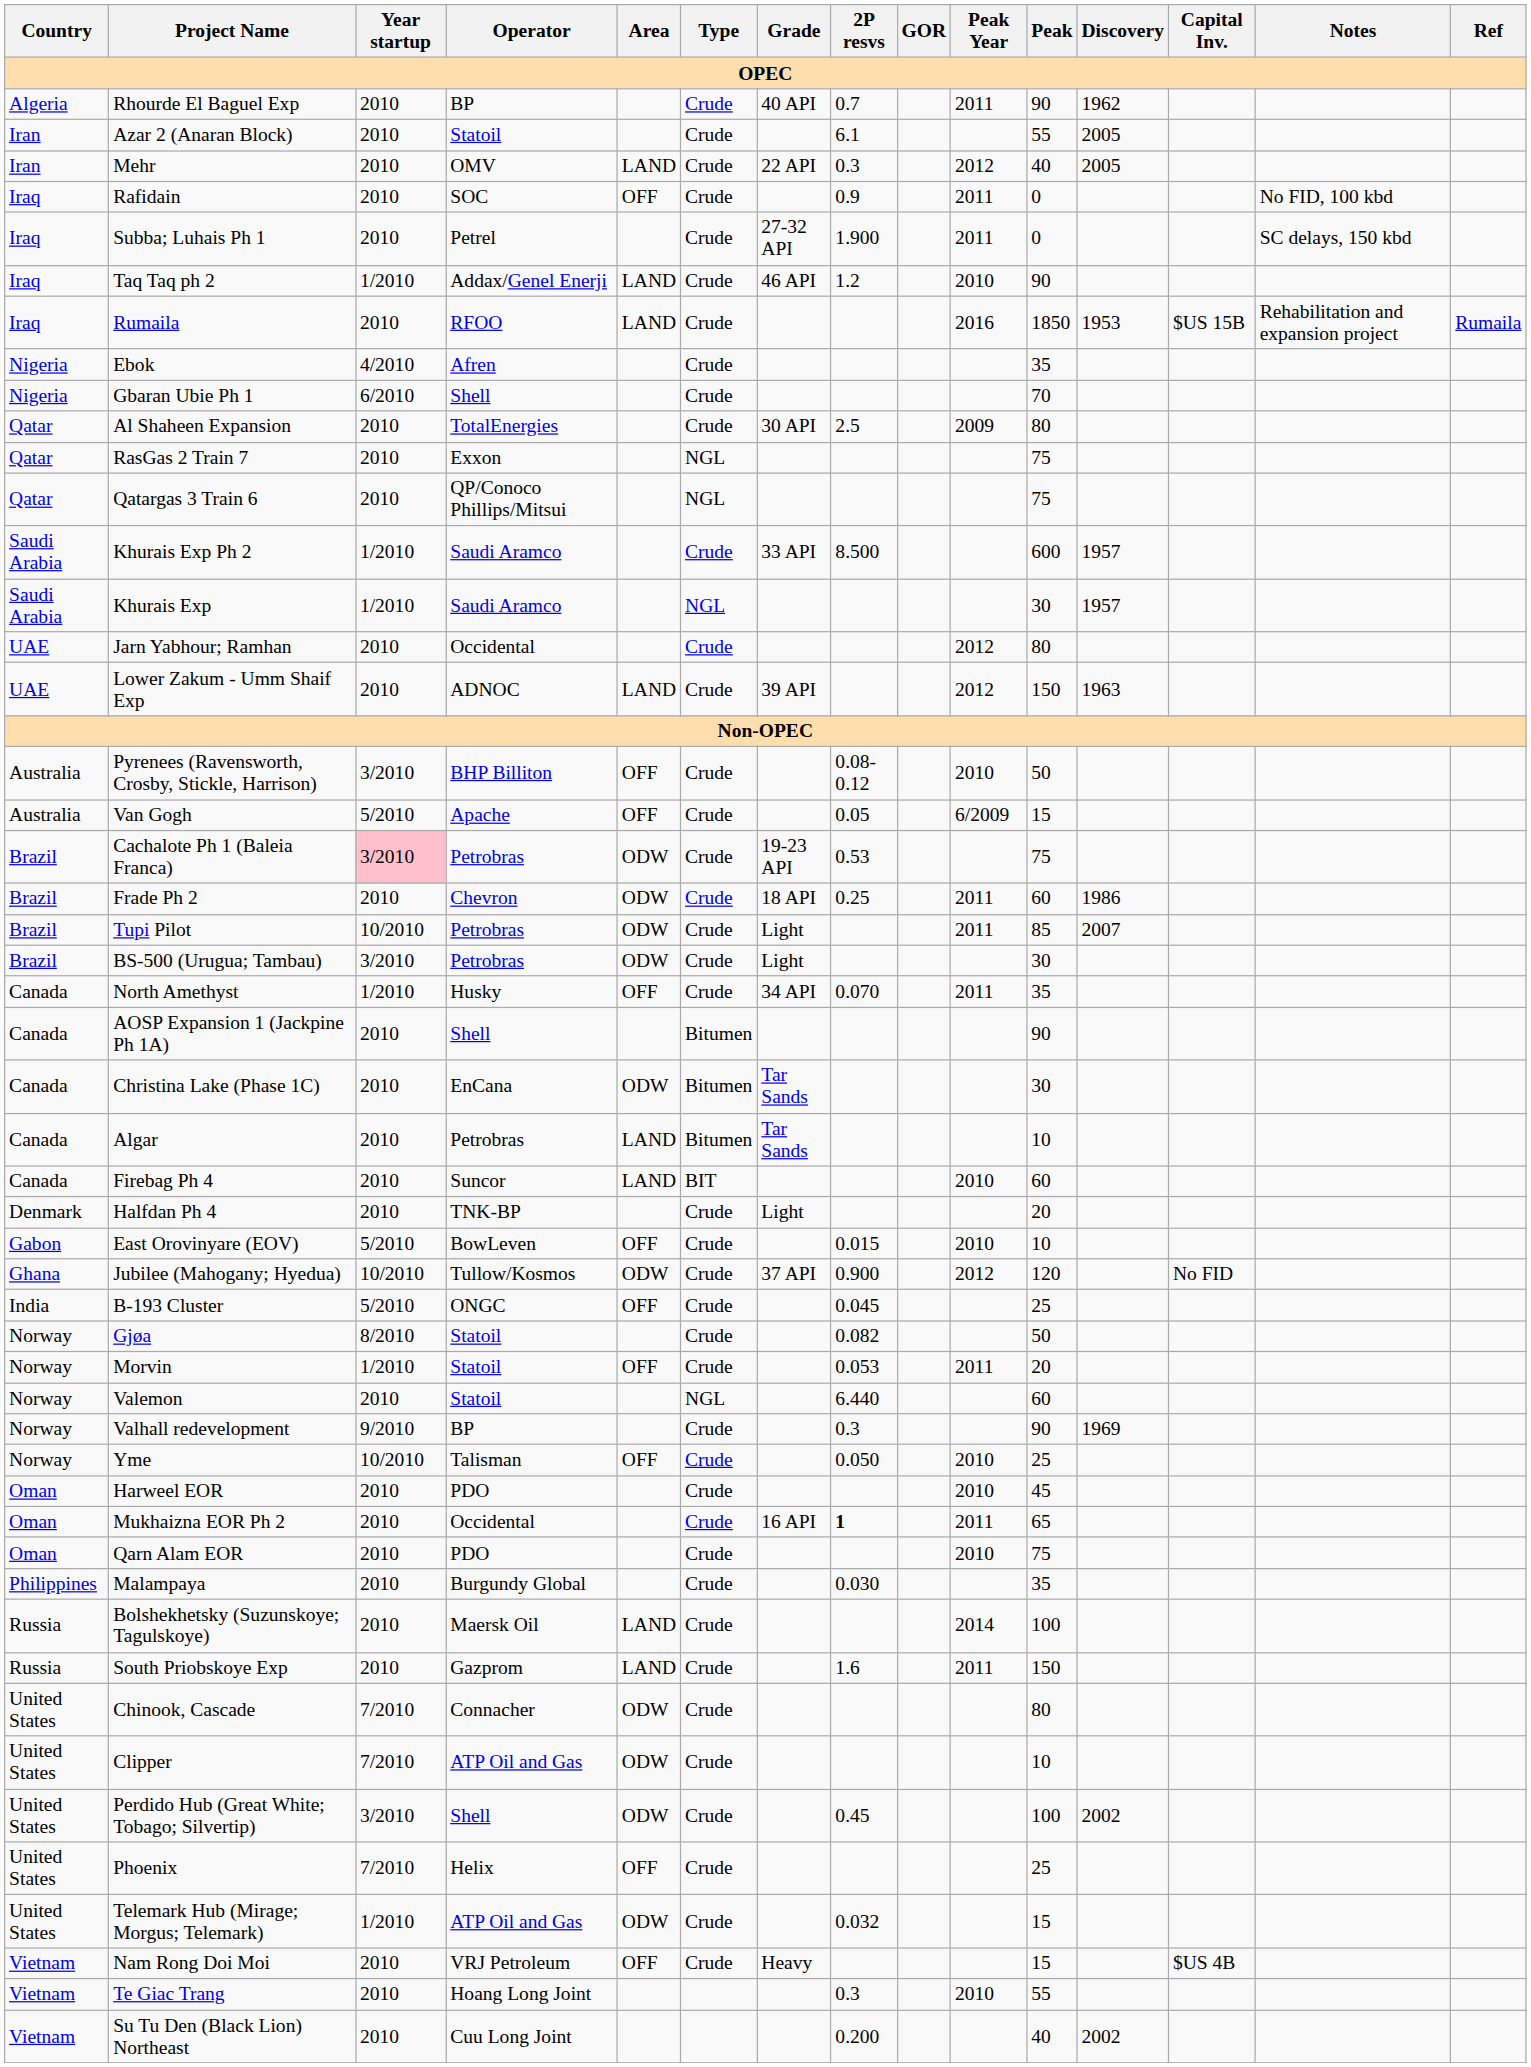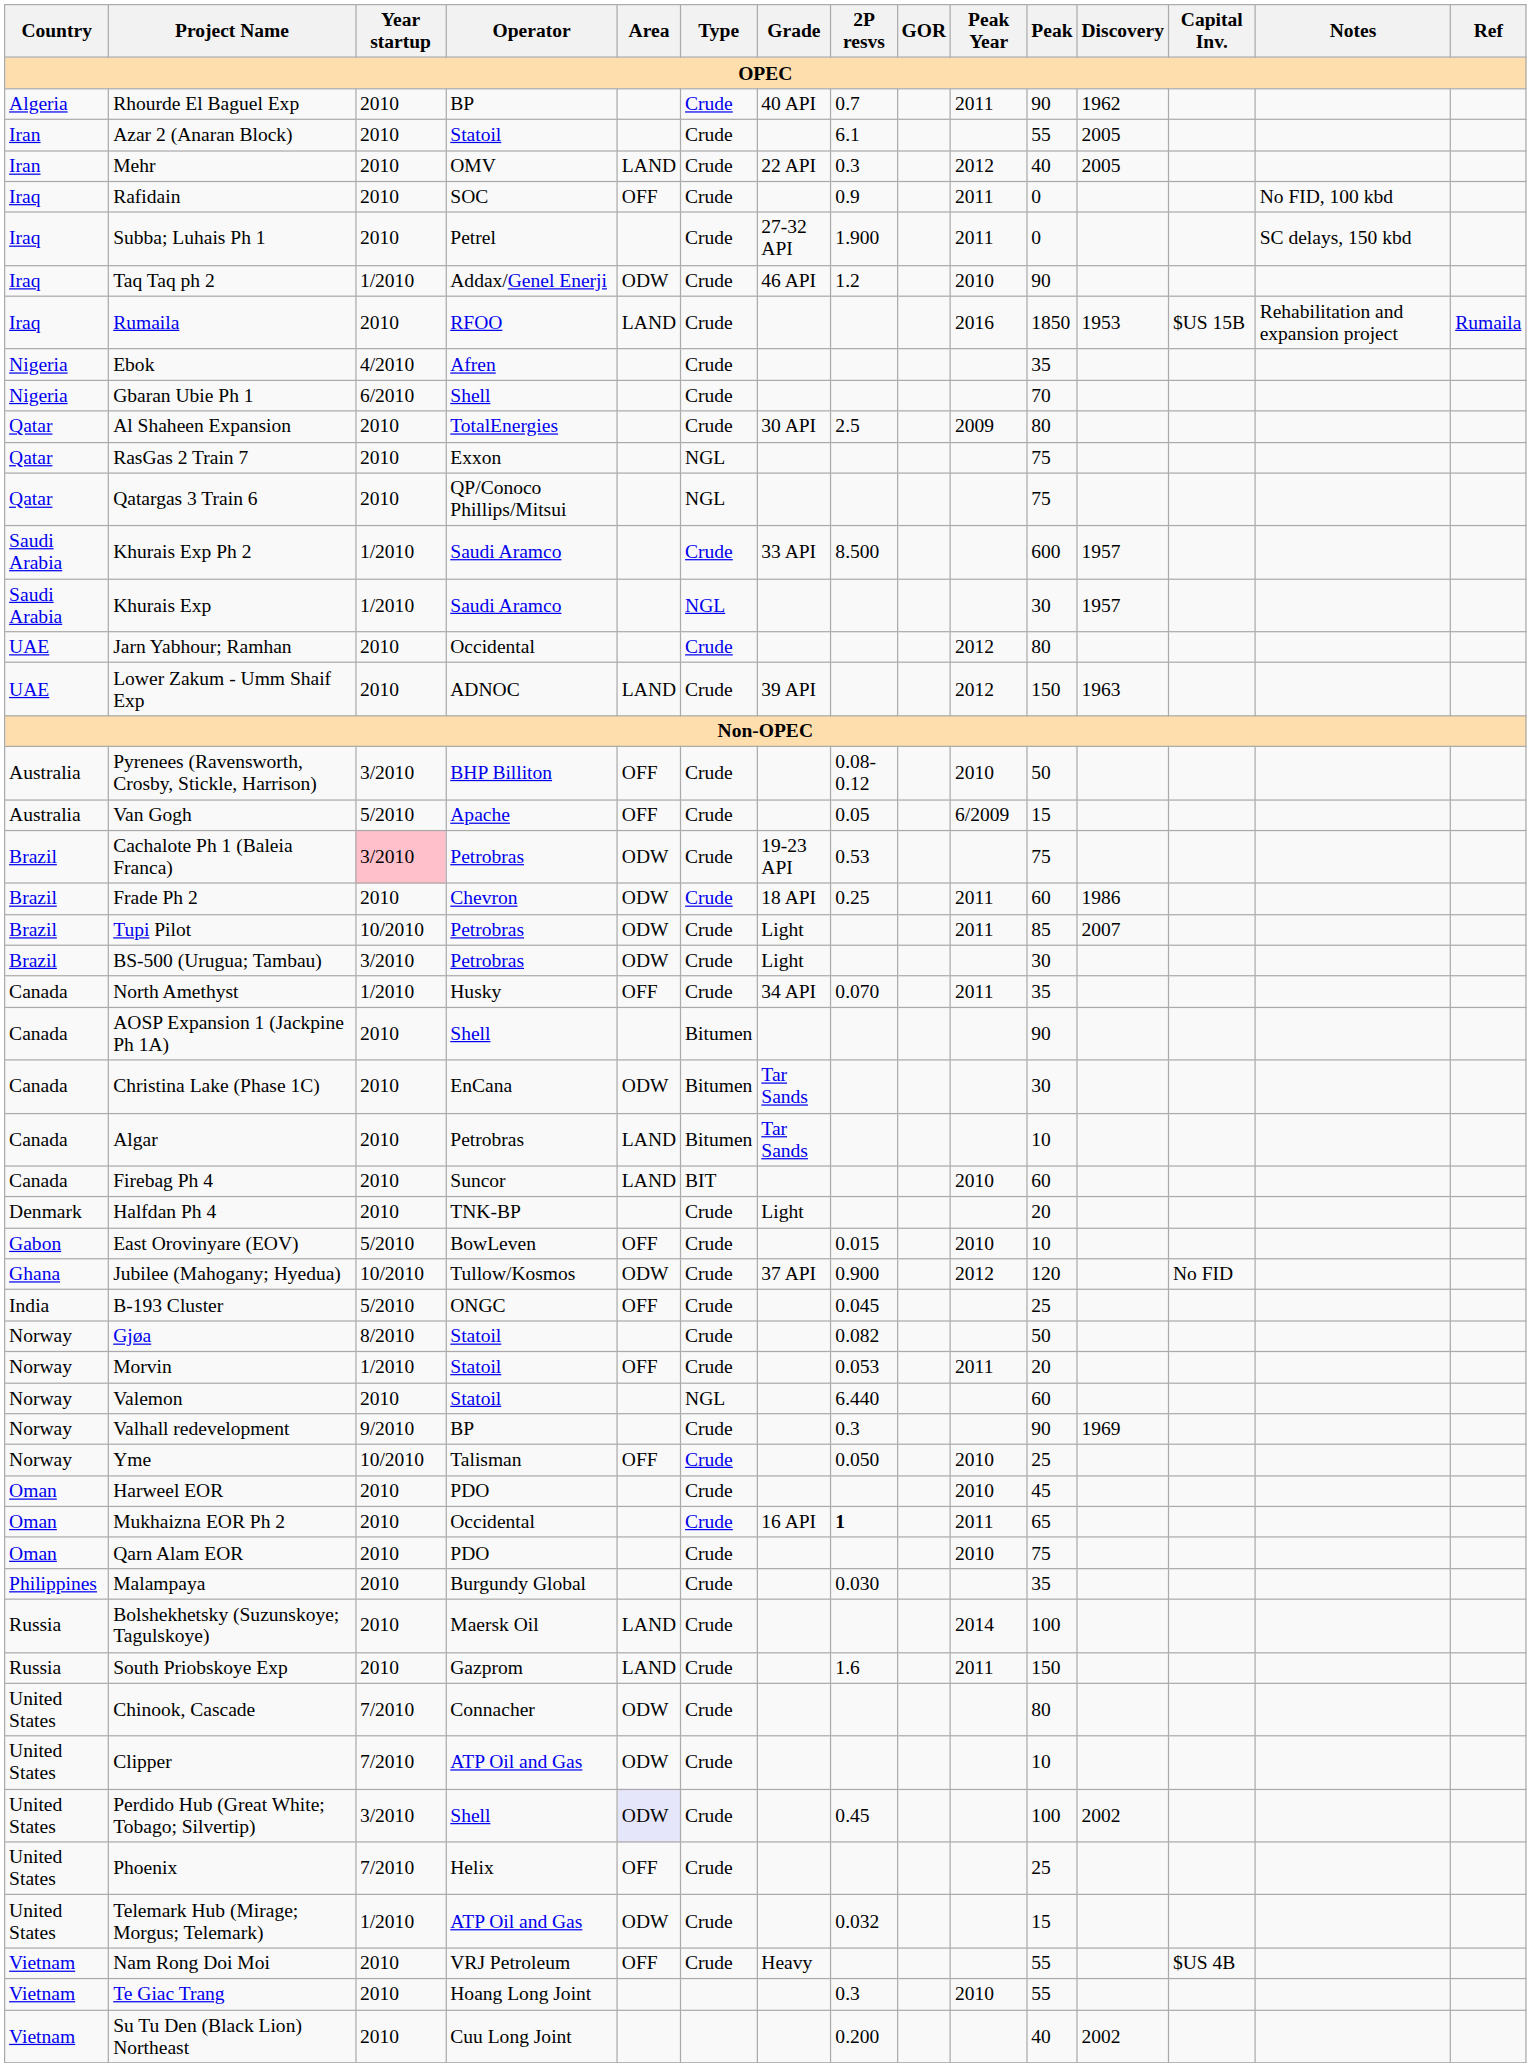(649, 280) LAND -> (645, 280) ODW
(645, 1815) no background -> (645, 1815) lavender background
(1041, 1963) 15 -> (1041, 1963) 55
